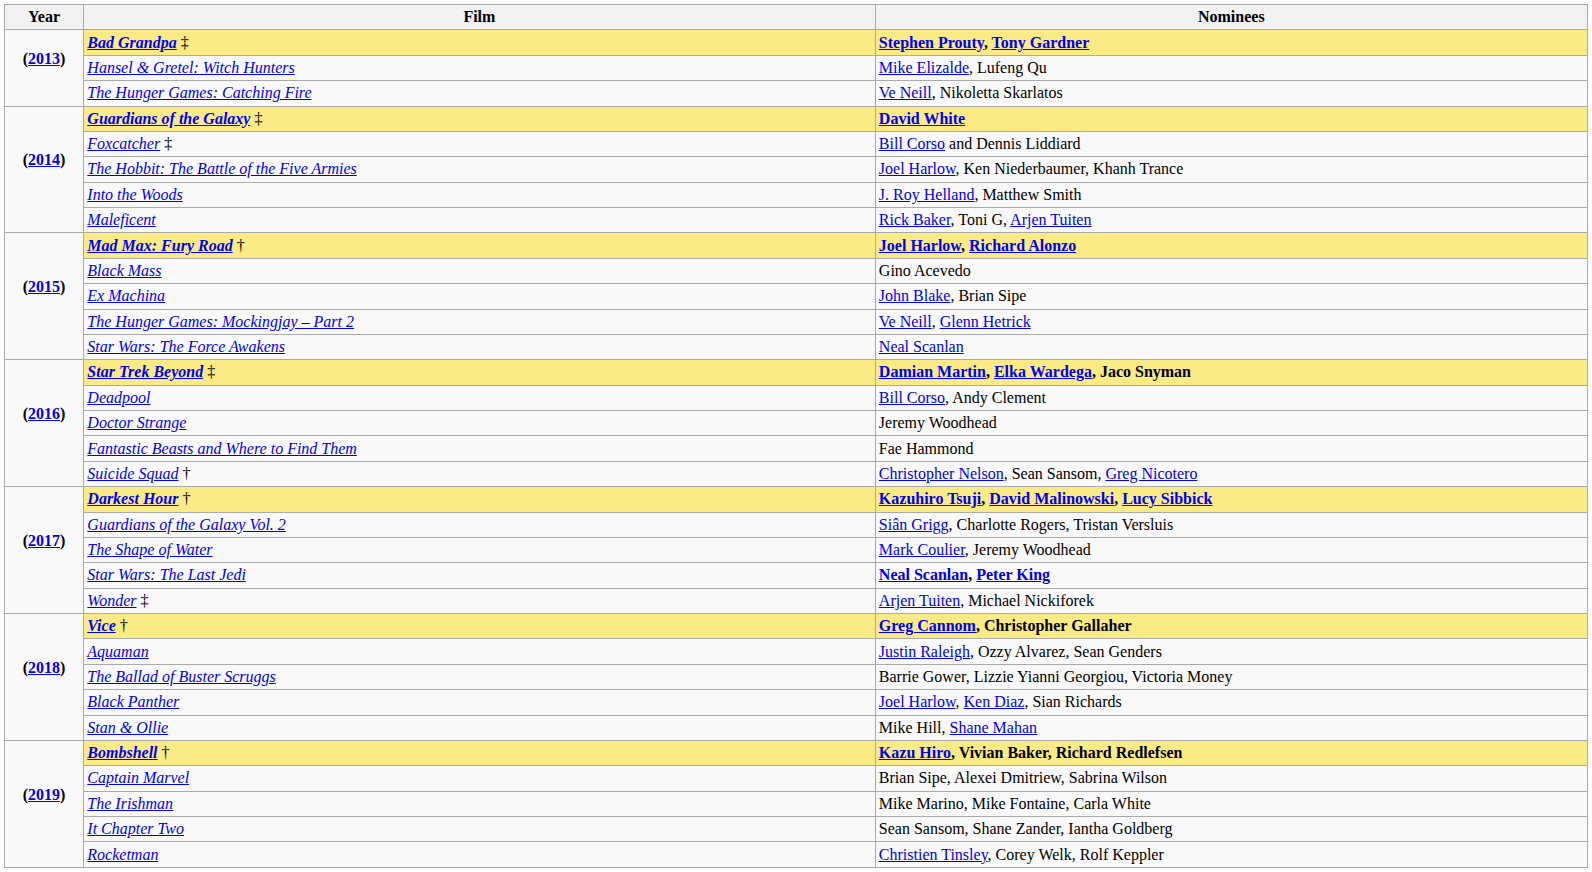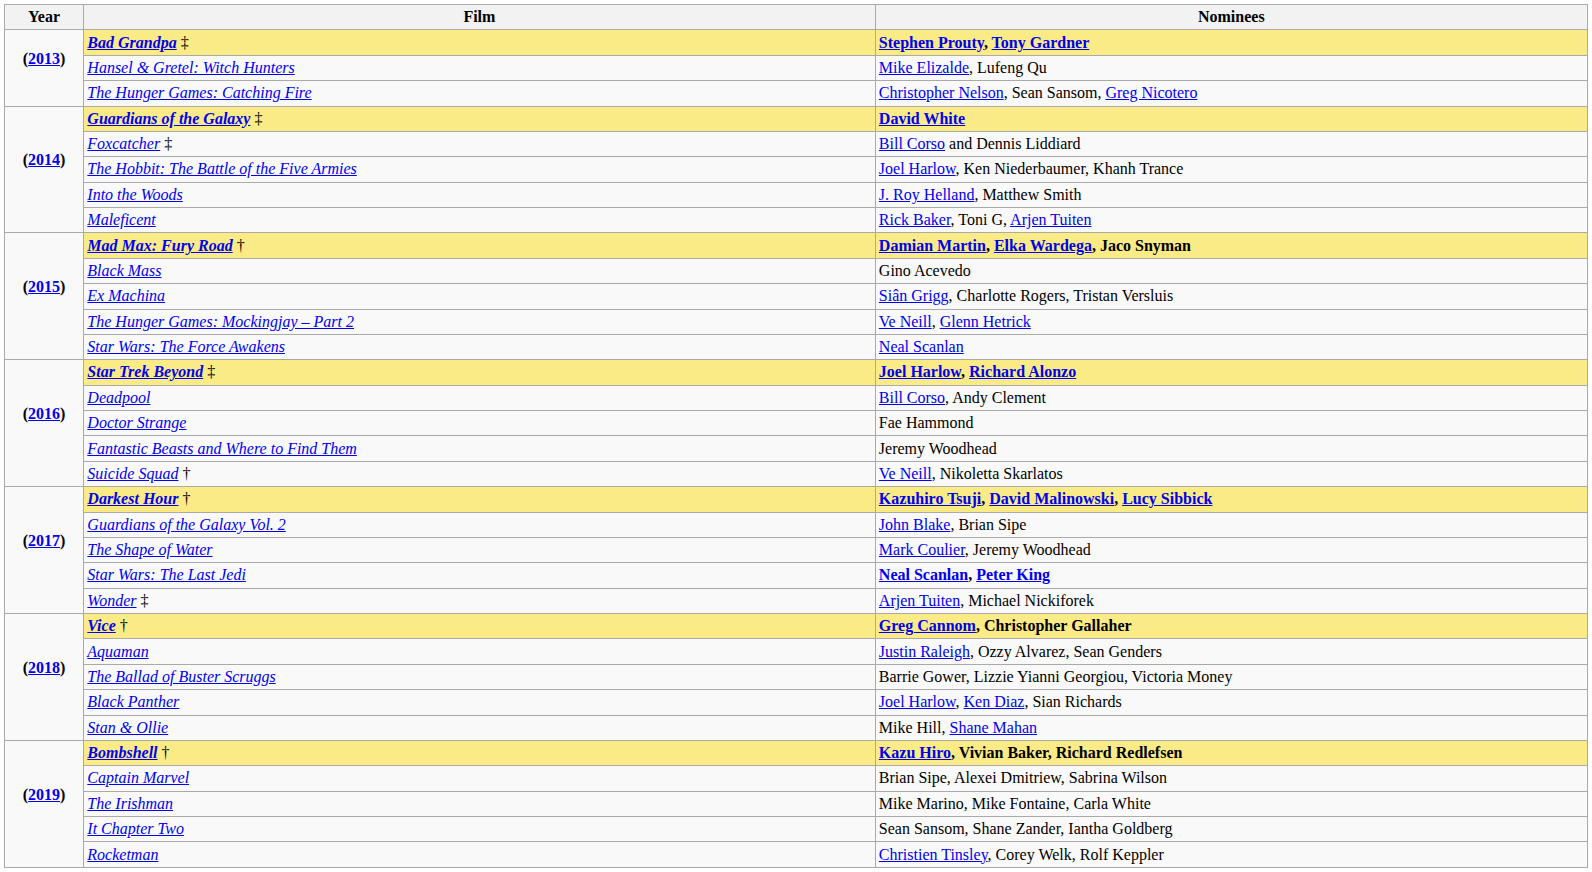(971, 93) Ve Neill, Nikoletta Skarlatos -> (1038, 93) Christopher Nelson, Sean Sansom, Greg Nicotero
(978, 245) Joel Harlow, Richard Alonzo -> (1035, 245) Damian Martin, Elka Wardega, Jaco Snyman
(953, 296) John Blake, Brian Sipe -> (1026, 296) Siân Grigg, Charlotte Rogers, Tristan Versluis
(1035, 372) Damian Martin, Elka Wardega, Jaco Snyman -> (978, 372) Joel Harlow, Richard Alonzo
(938, 423) Jeremy Woodhead -> (926, 423) Fae Hammond
(926, 448) Fae Hammond -> (938, 448) Jeremy Woodhead
(1038, 473) Christopher Nelson, Sean Sansom, Greg Nicotero -> (971, 473) Ve Neill, Nikoletta Skarlatos
(1026, 524) Siân Grigg, Charlotte Rogers, Tristan Versluis -> (953, 524) John Blake, Brian Sipe
